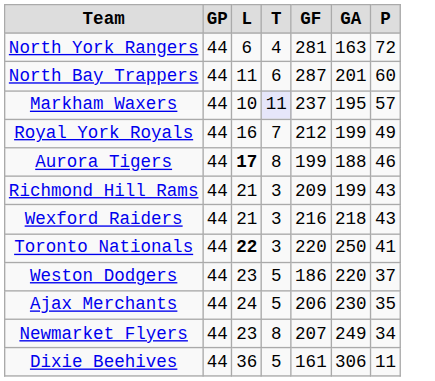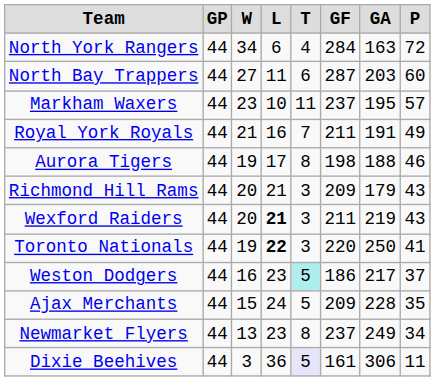+ column: (247, 19)
(311, 48) 281 -> (340, 48) 284
(351, 76) 201 -> (380, 76) 203
(276, 105) lavender background -> (306, 105) no background
(311, 133) 212 -> (340, 133) 211
(351, 133) 199 -> (380, 133) 191
(247, 162) bold -> (276, 162) normal
(311, 162) 199 -> (340, 162) 198
(351, 191) 199 -> (380, 191) 179
(247, 219) normal -> (276, 219) bold
(311, 219) 216 -> (340, 219) 211
(351, 219) 218 -> (380, 219) 219
(276, 276) no background -> (306, 276) paleturquoise background
(351, 276) 220 -> (380, 276) 217
(311, 305) 206 -> (340, 305) 209
(351, 305) 230 -> (380, 305) 228
(311, 334) 207 -> (340, 334) 237
(276, 362) no background -> (306, 362) lavender background
